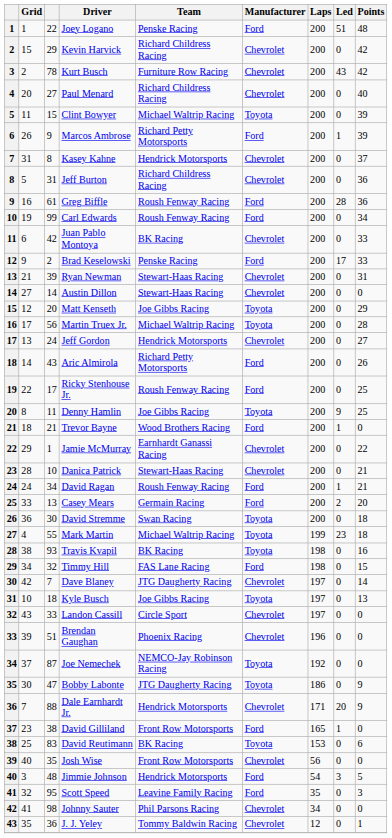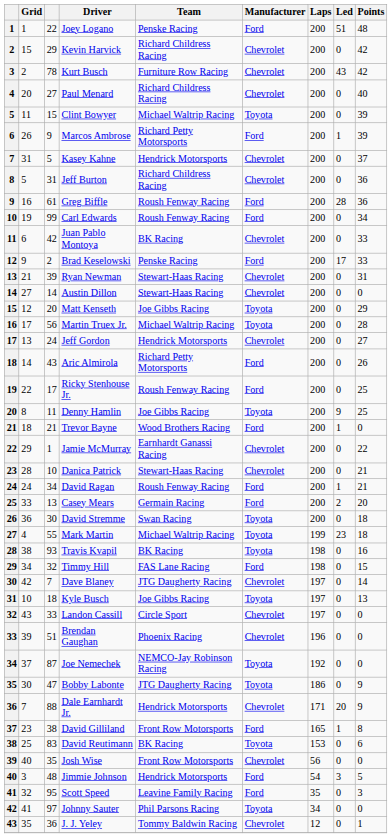(49, 158) 8 -> (49, 158) 5
(360, 728) 0 -> (360, 728) 8
(52, 808) 98 -> (52, 808) 97
(265, 808) Chevrolet -> (259, 808) Toyota
